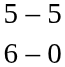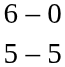rows swapped: (33, 13) <-> (33, 53)
